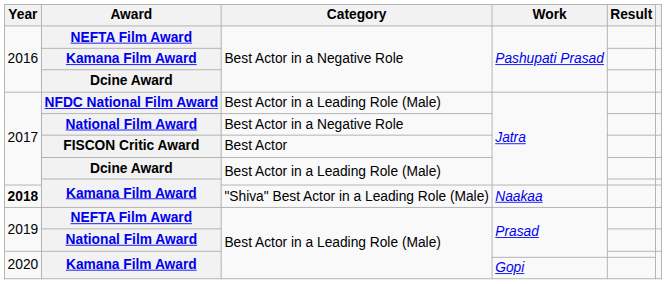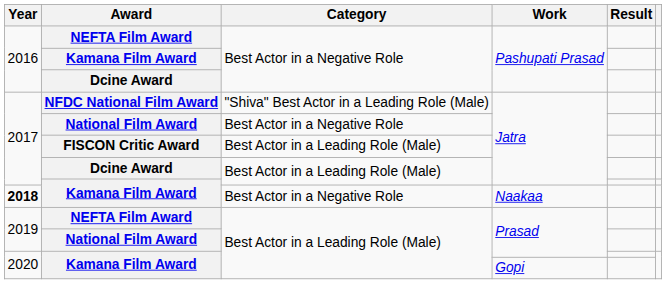(333, 102) Best Actor in a Leading Role (Male) -> (357, 102) "Shiva" Best Actor in a Leading Role (Male)
(256, 146) Best Actor -> (333, 146) Best Actor in a Leading Role (Male)
(357, 196) "Shiva" Best Actor in a Leading Role (Male) -> (314, 196) Best Actor in a Negative Role
